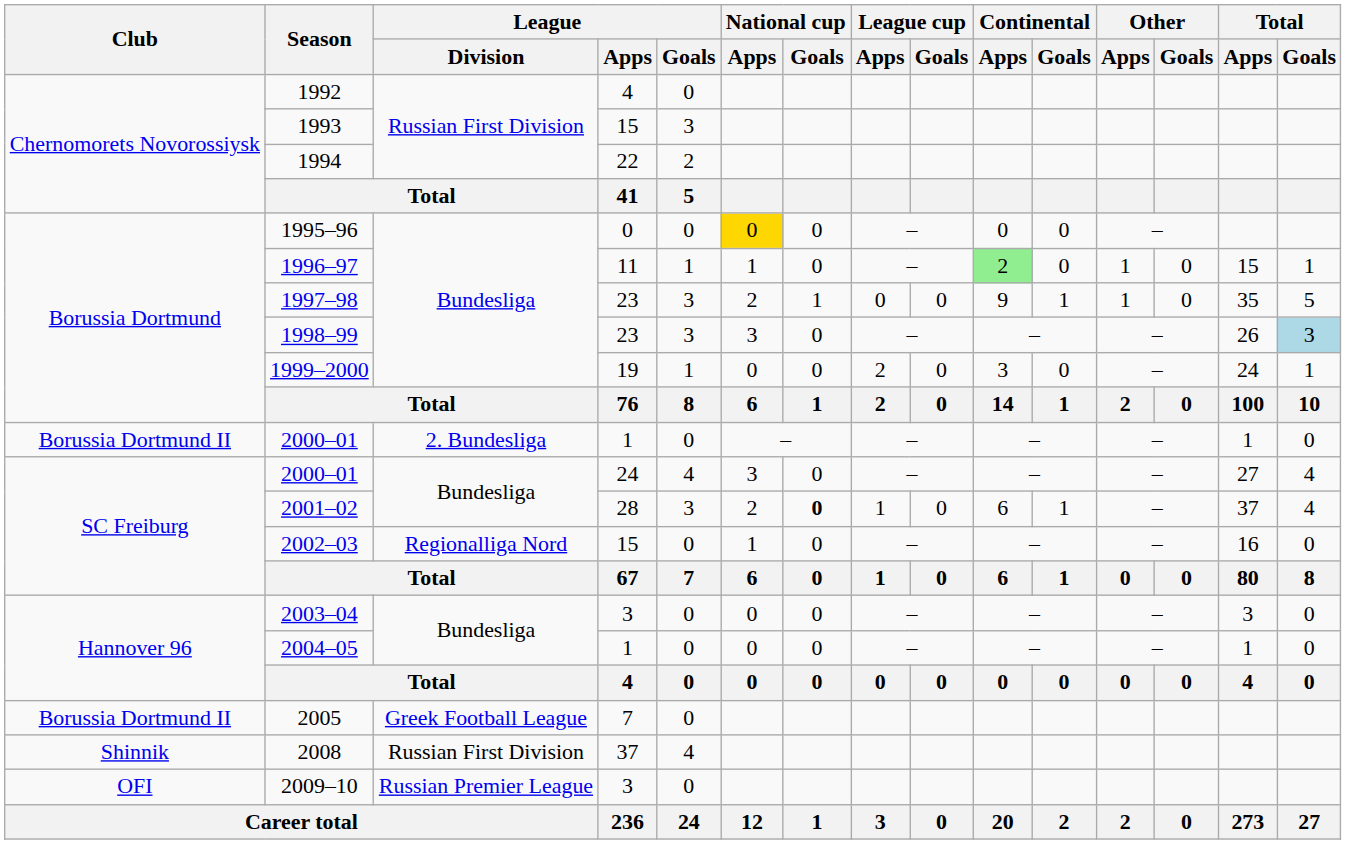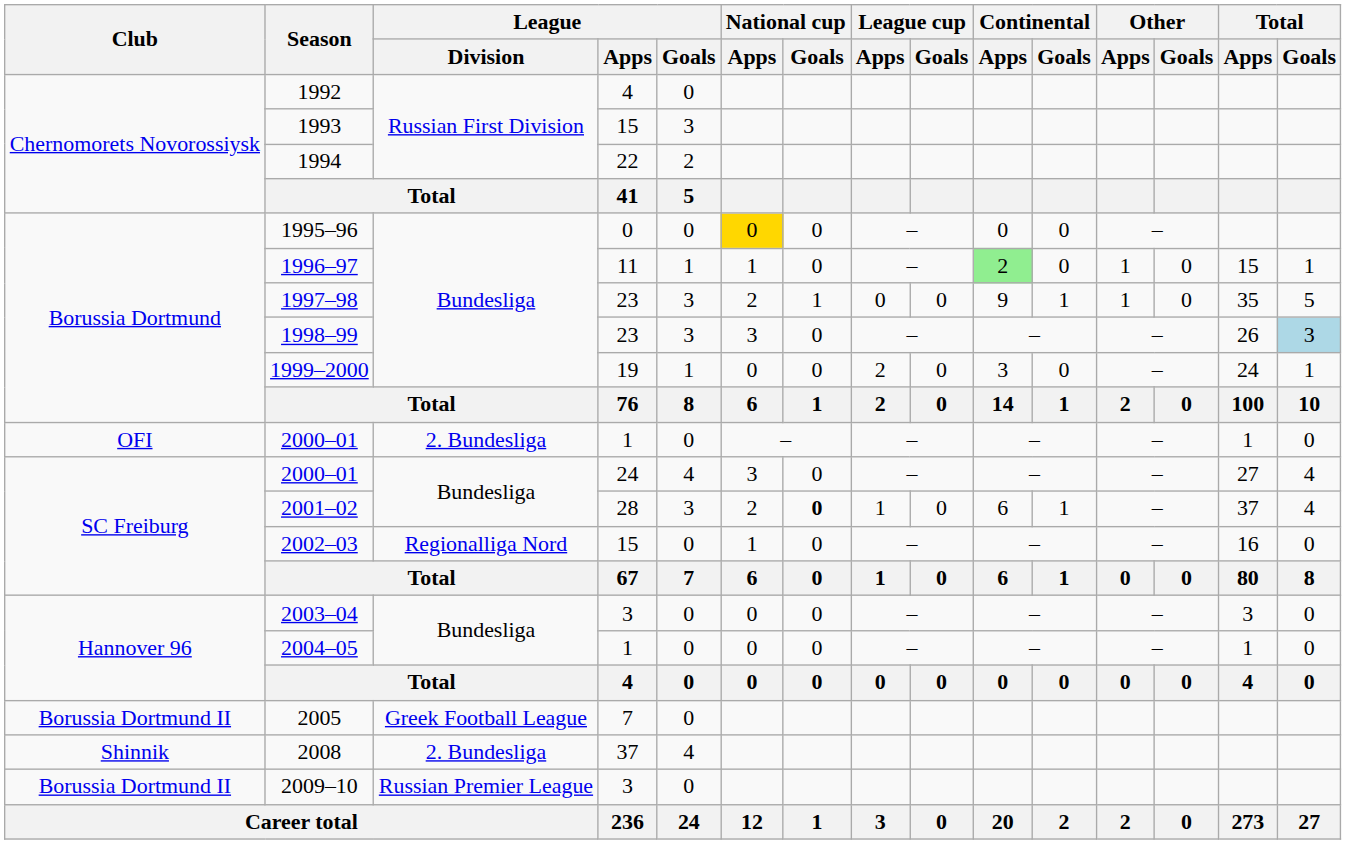(135, 439) Borussia Dortmund II -> (135, 439) OFI
(486, 751) Russian First Division -> (486, 751) 2. Bundesliga
(135, 786) OFI -> (135, 786) Borussia Dortmund II
